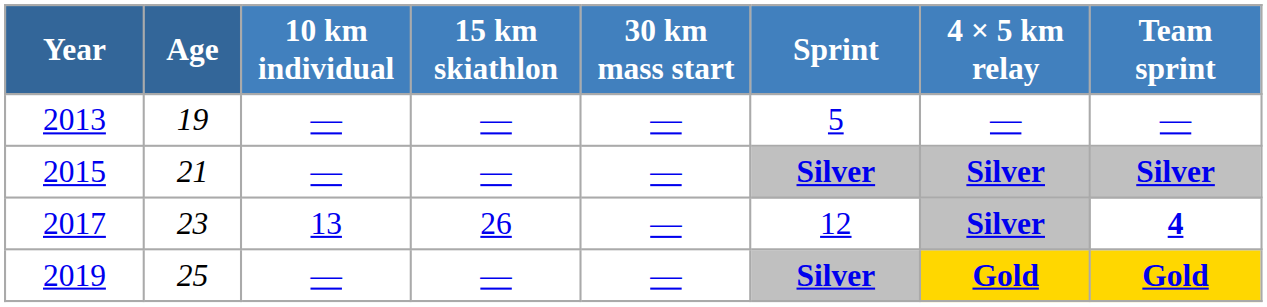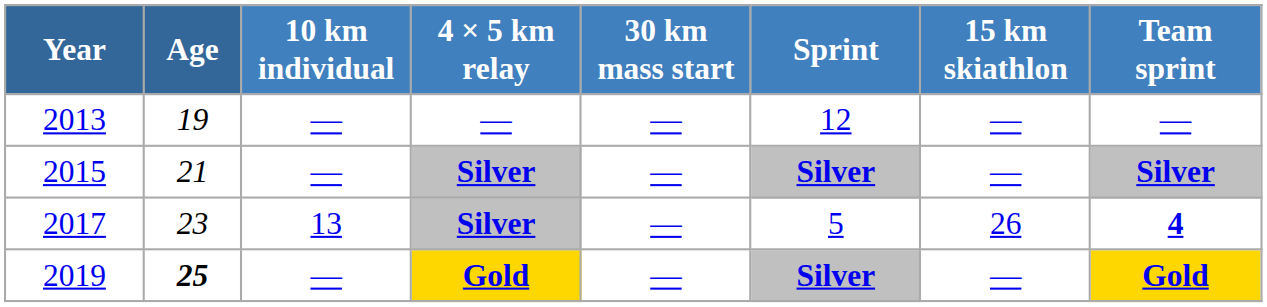columns swapped: (496, 49) <-> (1006, 49)
(836, 119) 5 -> (836, 119) 12
(836, 223) 12 -> (836, 223) 5
(193, 275) normal -> (193, 275) bold
